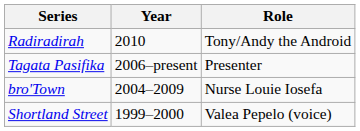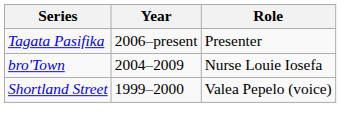- row: (46, 41)
